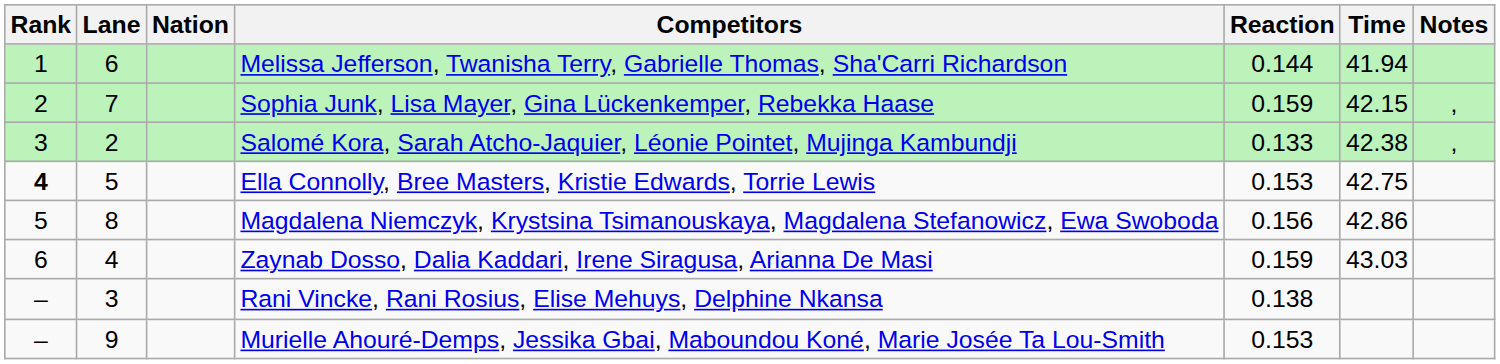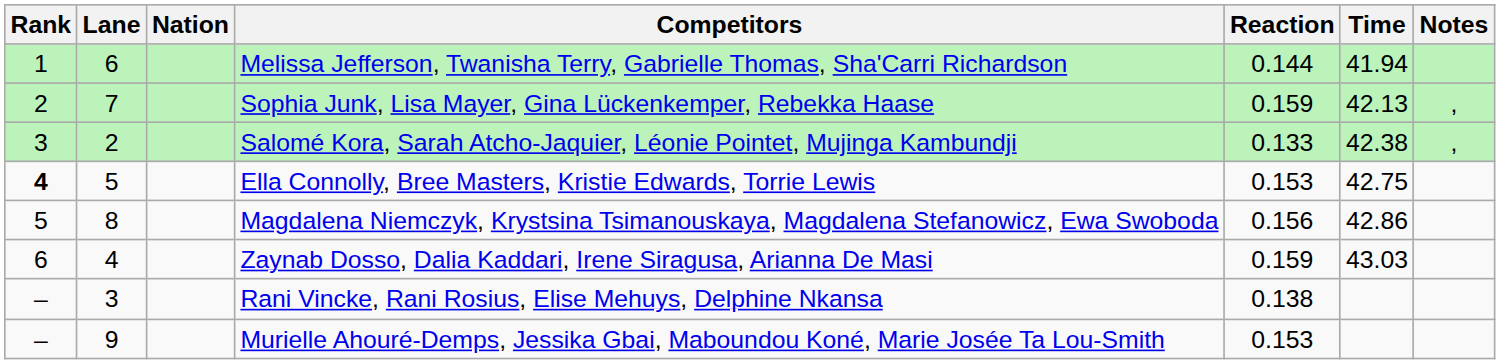(1377, 103) 42.15 -> (1377, 103) 42.13
